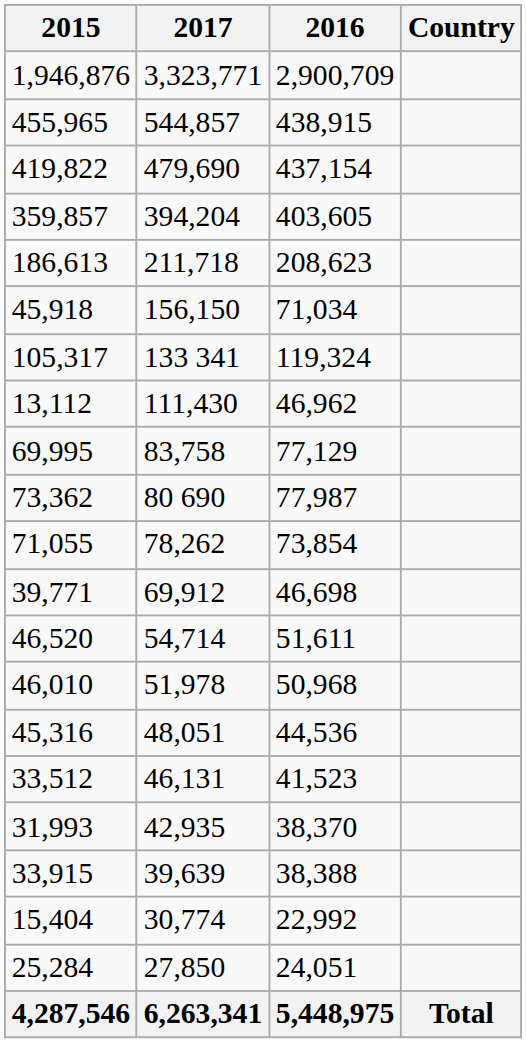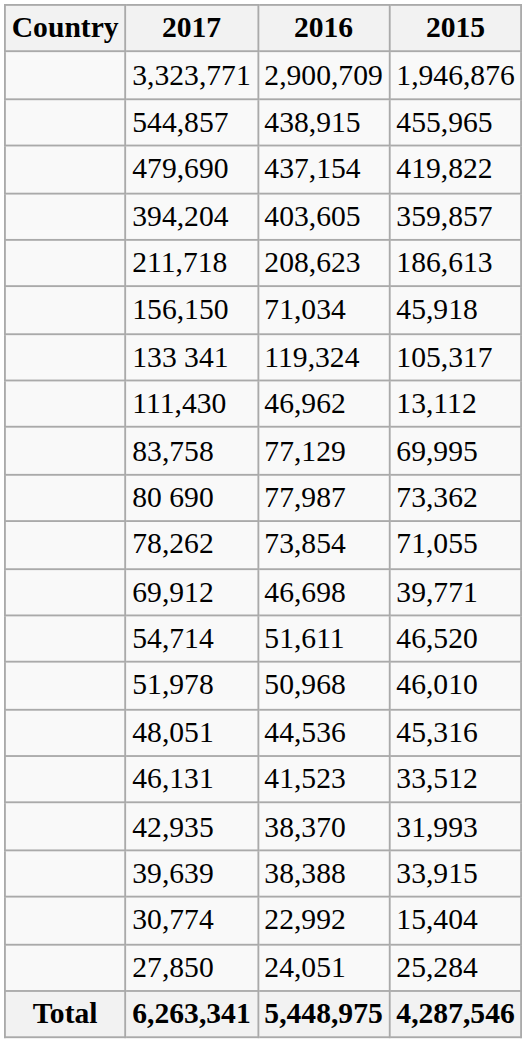columns swapped: (461, 27) <-> (71, 27)
